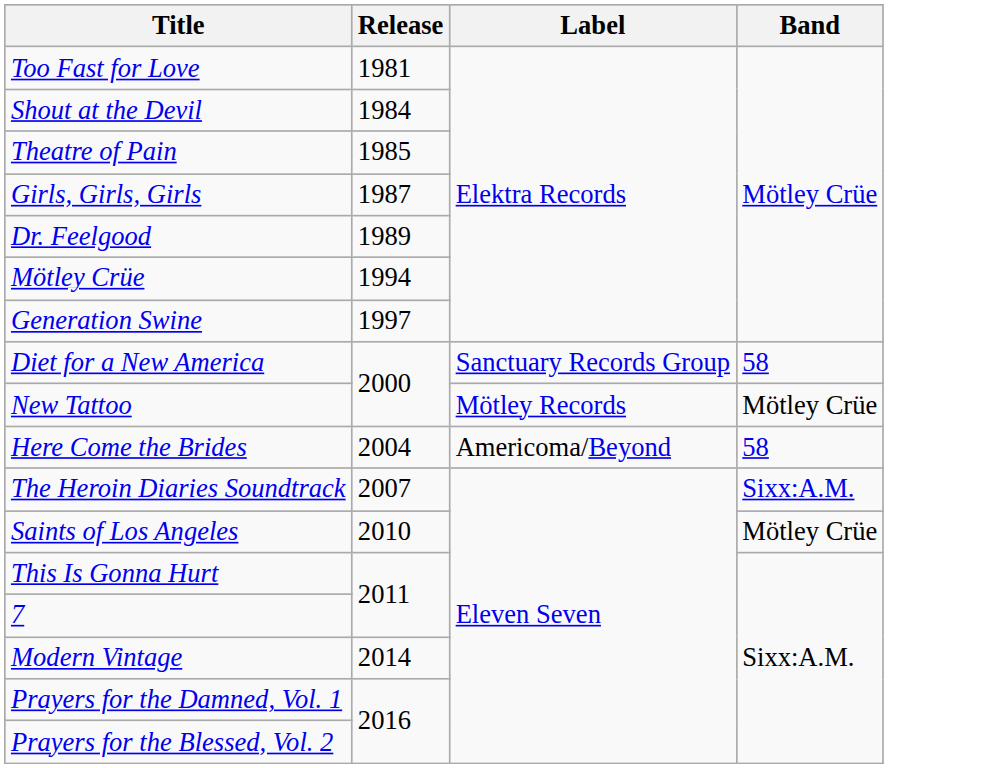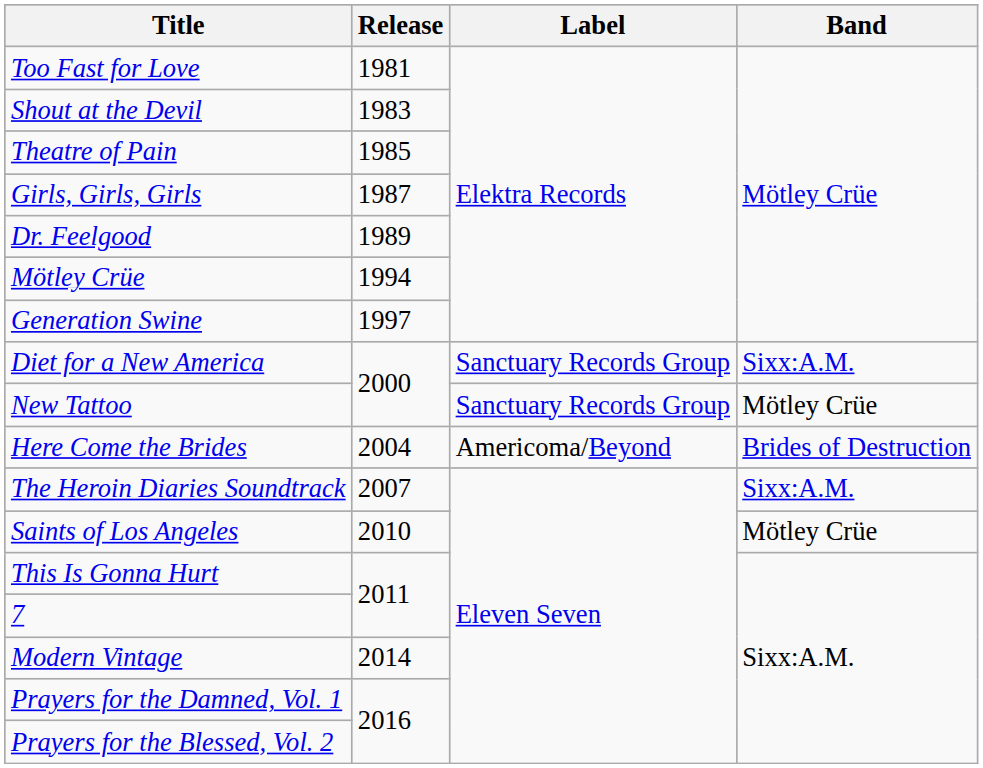(384, 109) 1984 -> (384, 109) 1983
(756, 362) 58 -> (798, 362) Sixx:A.M.
(541, 404) Mötley Records -> (593, 404) Sanctuary Records Group
(756, 446) 58 -> (857, 446) Brides of Destruction
